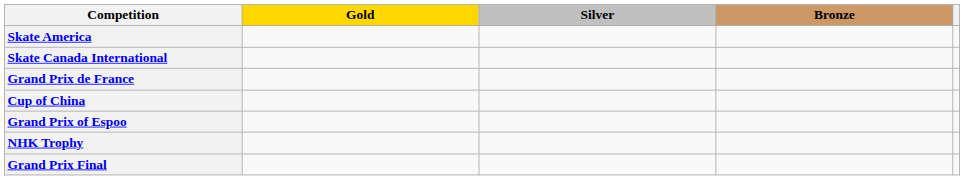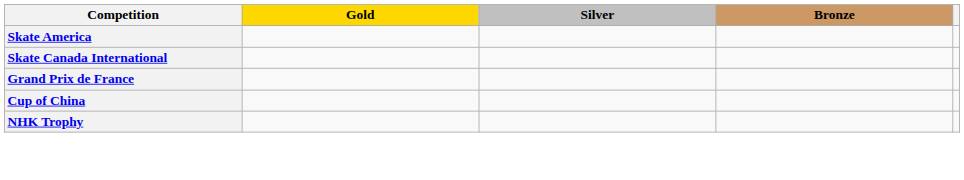- row: (67, 121)
- row: (57, 164)
